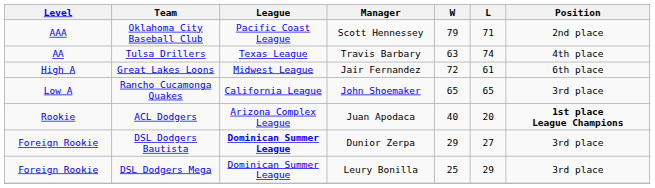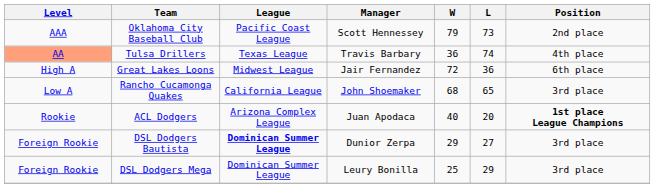(488, 33) 71 -> (488, 33) 73
(58, 54) no background -> (58, 54) lightsalmon background
(452, 54) 63 -> (452, 54) 36
(488, 69) 61 -> (488, 69) 36
(452, 90) 65 -> (452, 90) 68
